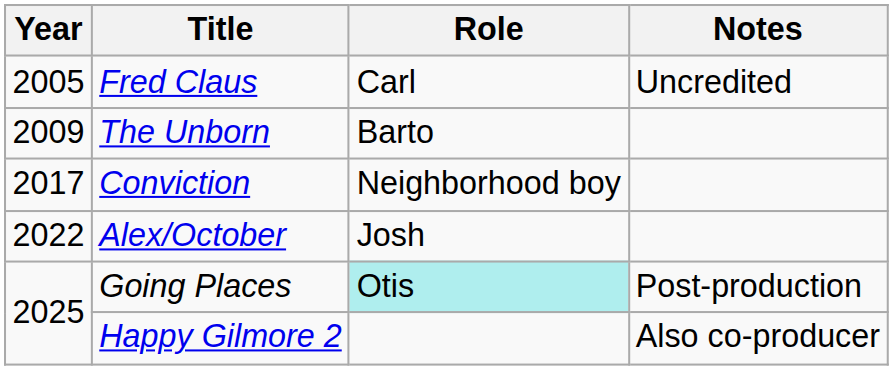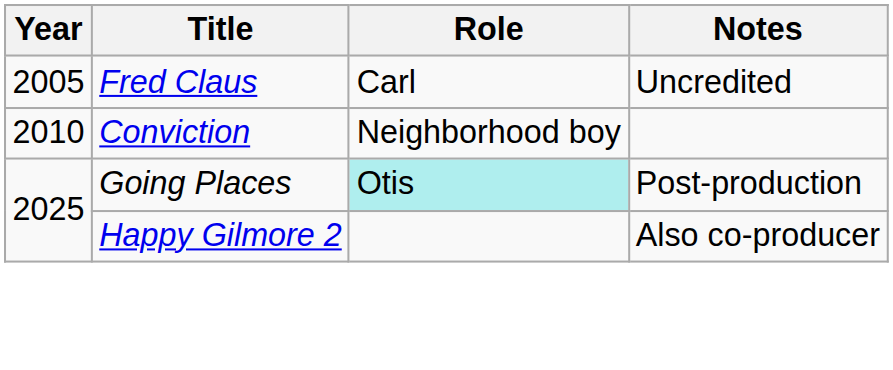- row: (185, 132)
(48, 183) 2017 -> (48, 132) 2010
- row: (193, 235)
